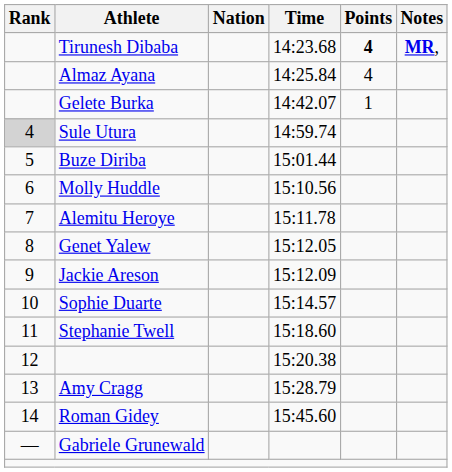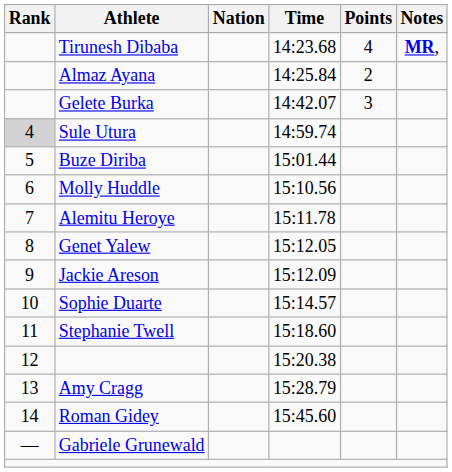(368, 47) bold -> (368, 47) normal
(368, 75) 4 -> (368, 75) 2
(368, 103) 1 -> (368, 103) 3
